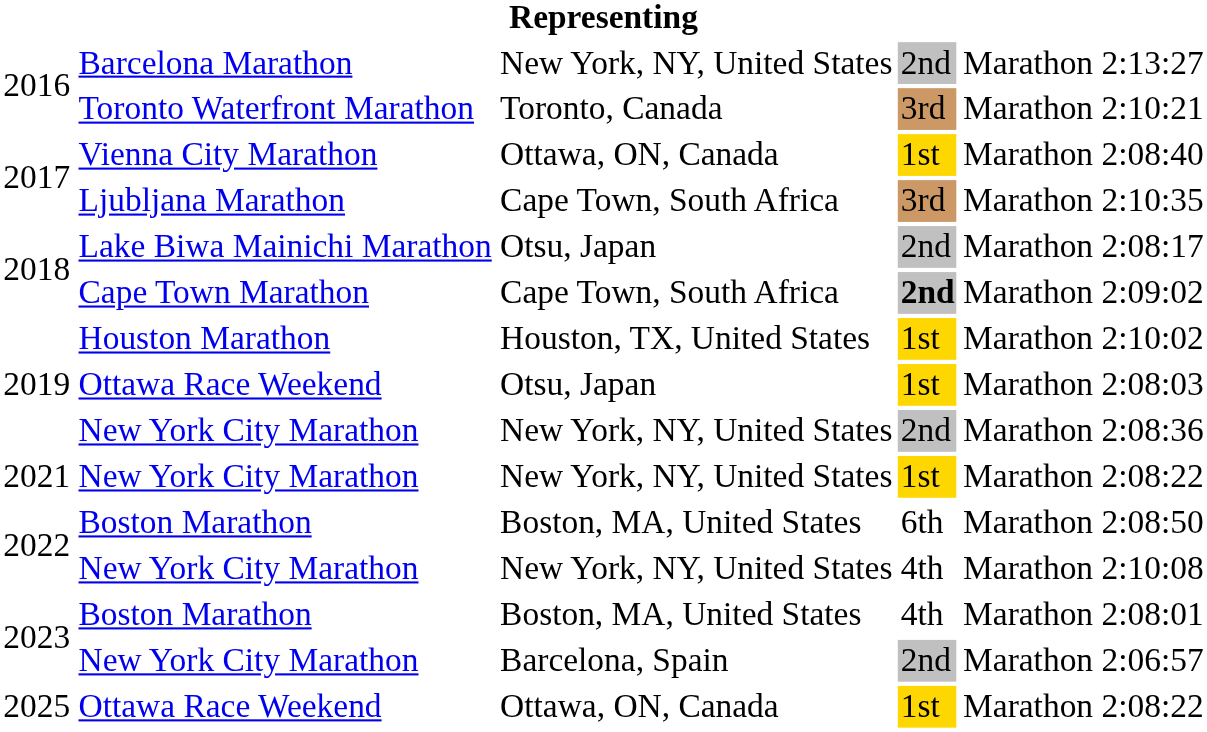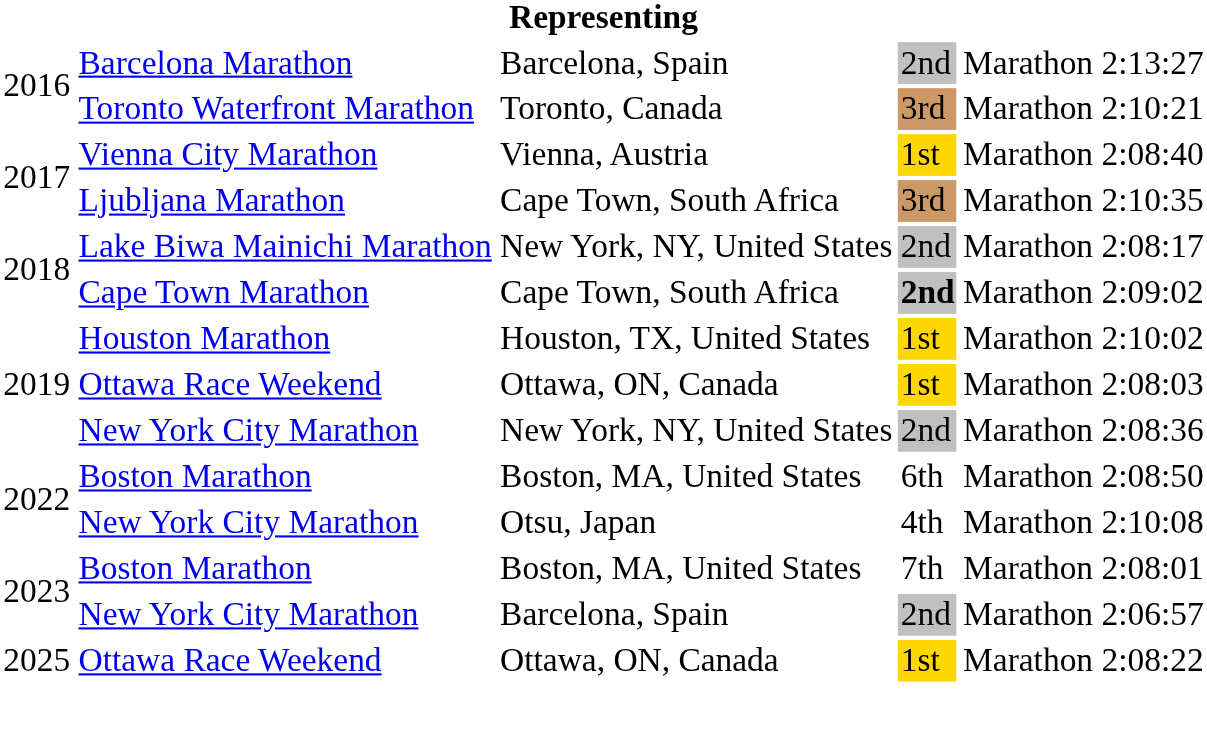(696, 62) New York, NY, United States -> (614, 62) Barcelona, Spain
(639, 154) Ottawa, ON, Canada -> (604, 154) Vienna, Austria
(578, 246) Otsu, Japan -> (696, 246) New York, NY, United States
(578, 384) Otsu, Japan -> (639, 384) Ottawa, ON, Canada
- row: (37, 476)
(696, 568) New York, NY, United States -> (578, 522) Otsu, Japan
(922, 614) 4th -> (922, 568) 7th
